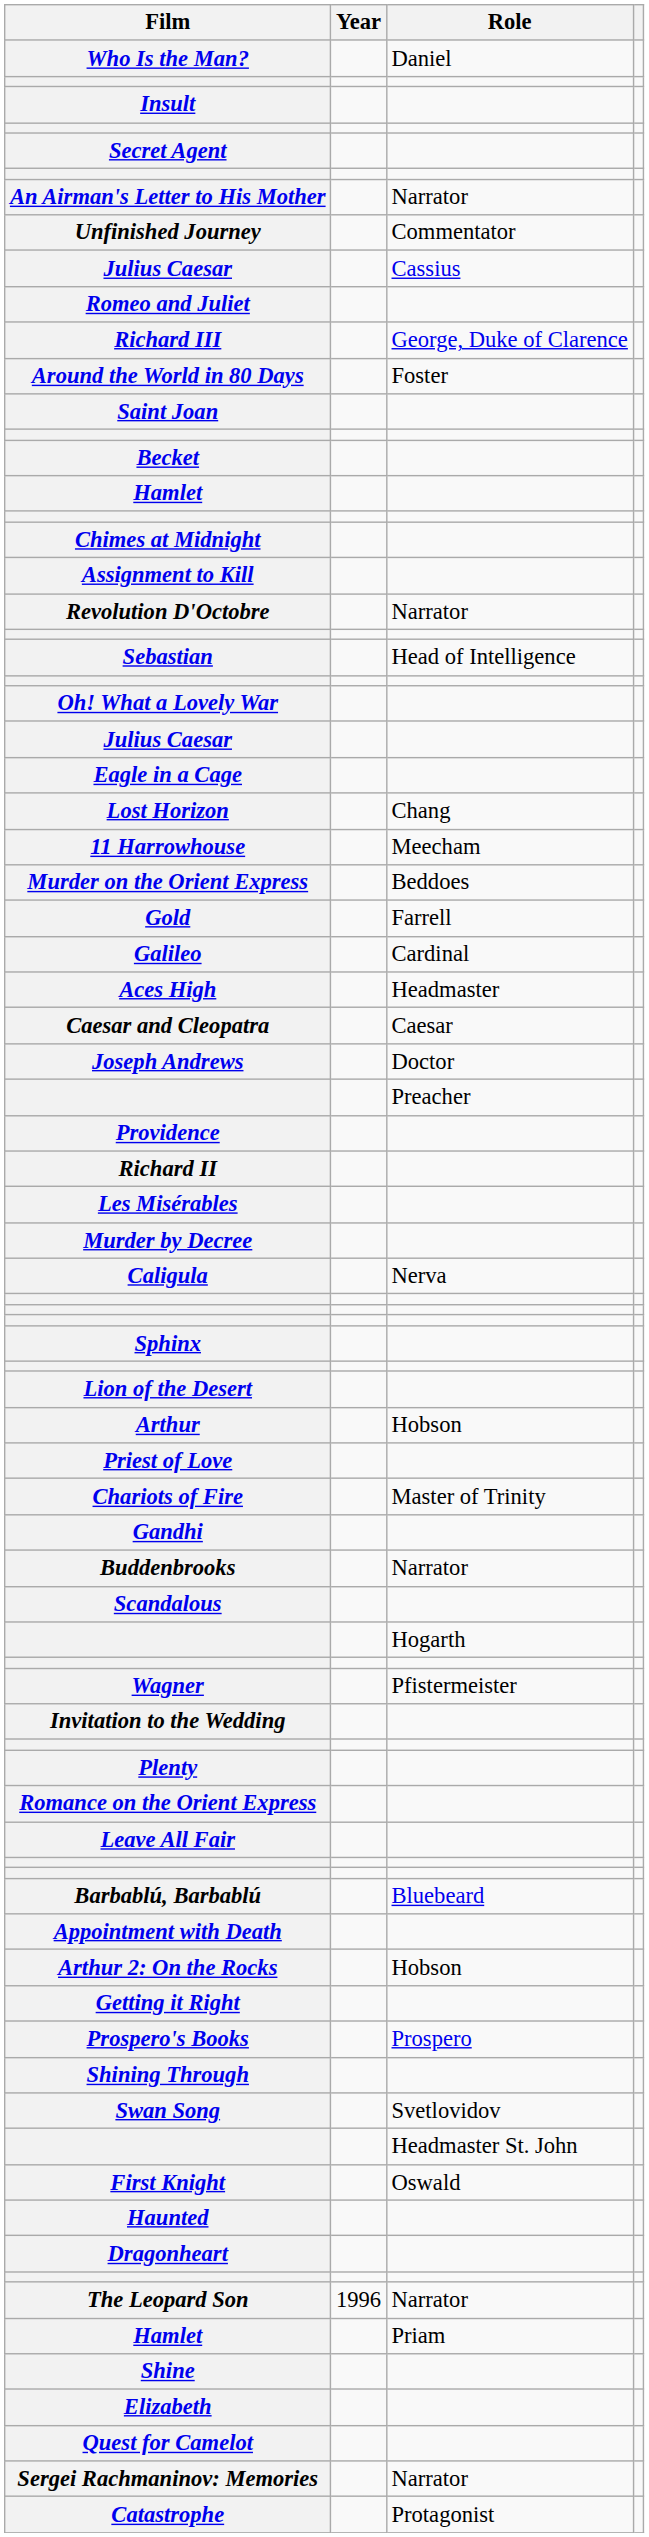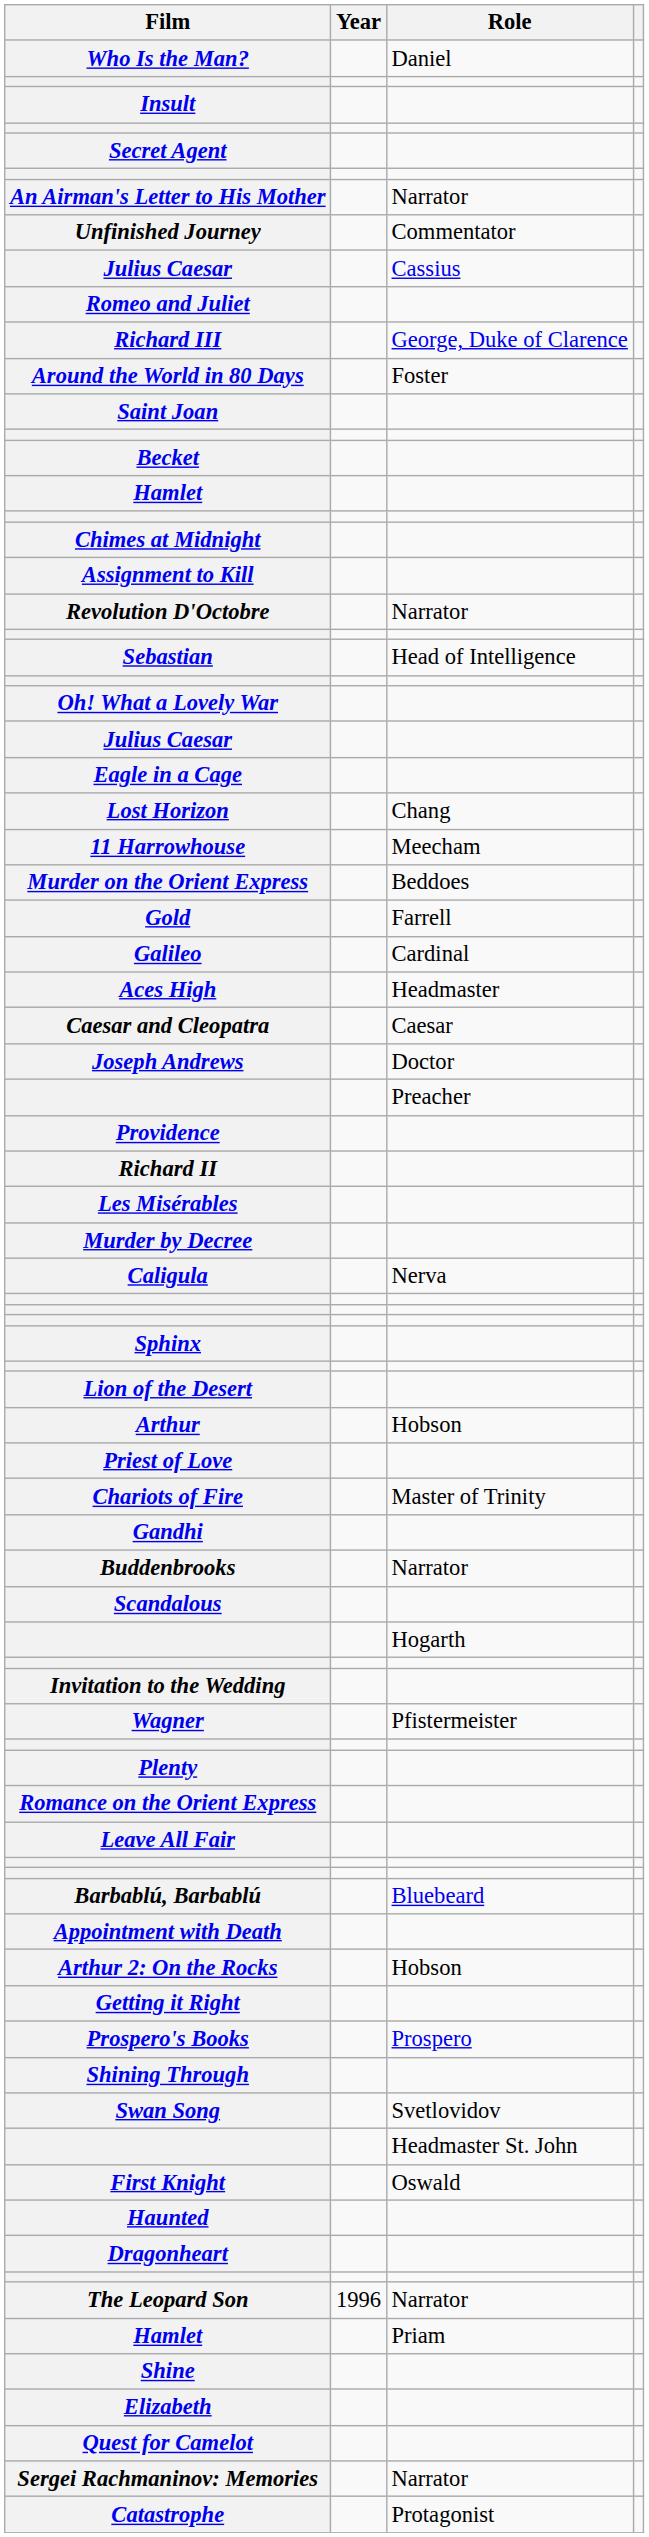rows swapped: (168, 1721) <-> (168, 1685)
